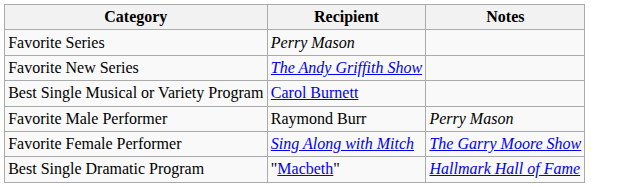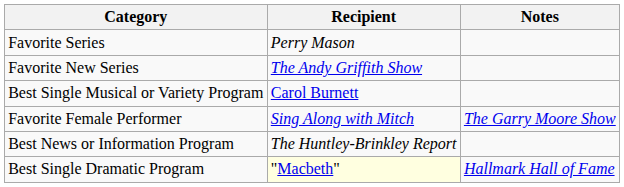- row: (88, 118)
+ row: (121, 144)
(305, 169) no background -> (305, 169) lightyellow background
